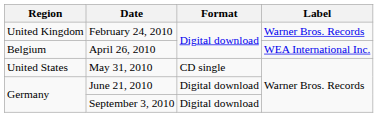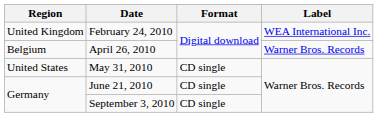(314, 31) Warner Bros. Records -> (317, 31) WEA International Inc.
(317, 49) WEA International Inc. -> (314, 49) Warner Bros. Records
(219, 85) Digital download -> (203, 85) CD single
(219, 103) Digital download -> (203, 103) CD single
